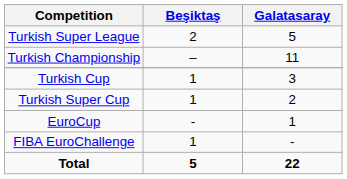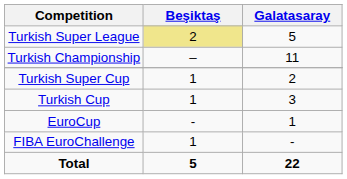(193, 37) no background -> (193, 37) khaki background
rows swapped: (74, 79) <-> (74, 100)
